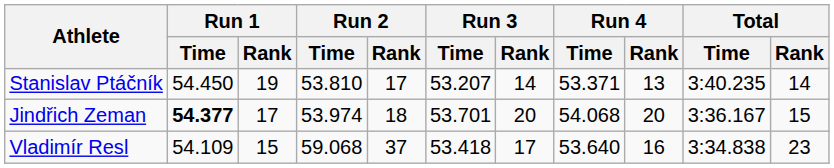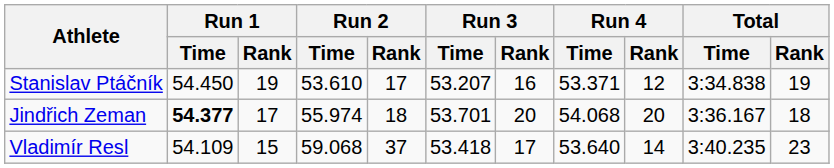(332, 84) 53.810 -> (332, 84) 53.610
(525, 84) 14 -> (525, 84) 16
(654, 84) 13 -> (654, 84) 12
(727, 84) 3:40.235 -> (727, 84) 3:34.838
(799, 84) 14 -> (799, 84) 19
(332, 116) 53.974 -> (332, 116) 55.974
(799, 116) 15 -> (799, 116) 18
(654, 147) 16 -> (654, 147) 14
(727, 147) 3:34.838 -> (727, 147) 3:40.235
